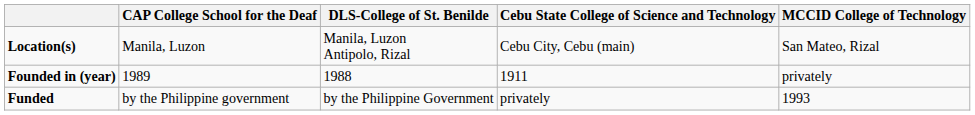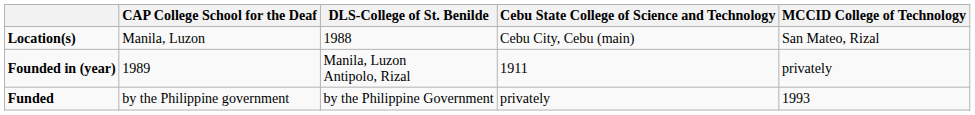(367, 45) Manila, Luzon Antipolo, Rizal -> (338, 37) 1988
(338, 76) 1988 -> (367, 68) Manila, Luzon Antipolo, Rizal
